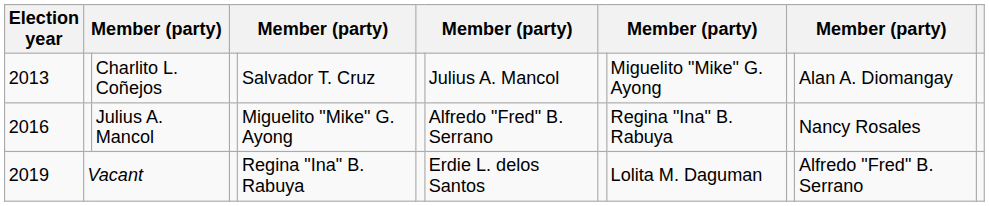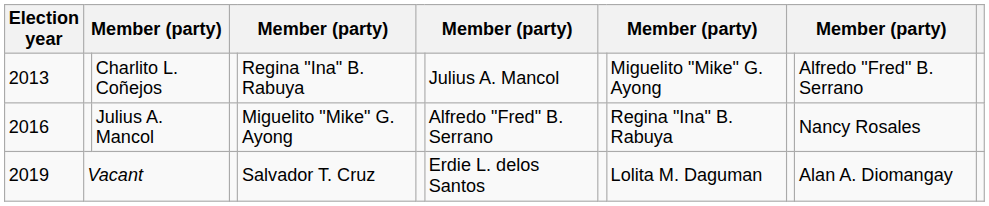(309, 78) Salvador T. Cruz -> (303, 78) Regina "Ina" B. Rabuya
(876, 78) Alan A. Diomangay -> (866, 78) Alfredo "Fred" B. Serrano
(303, 176) Regina "Ina" B. Rabuya -> (309, 176) Salvador T. Cruz
(866, 176) Alfredo "Fred" B. Serrano -> (876, 176) Alan A. Diomangay
